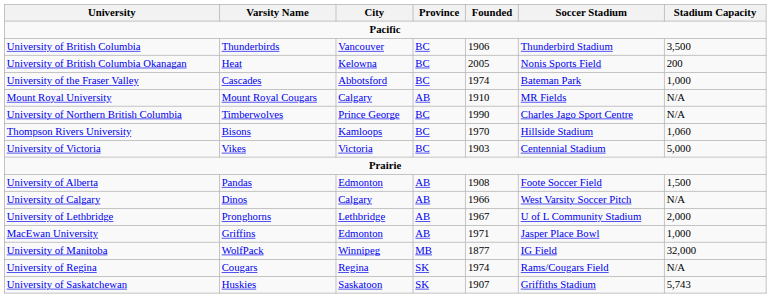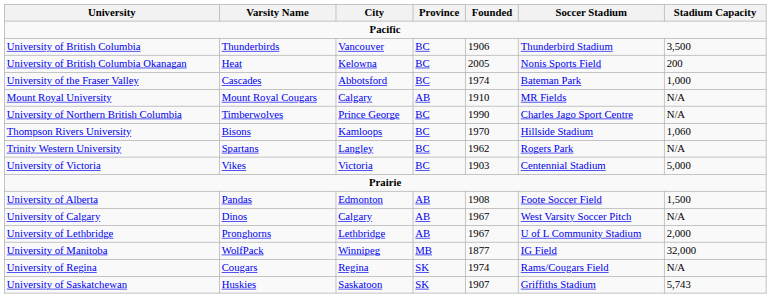+ row: (64, 149)
(479, 200) 1966 -> (479, 217) 1967
- row: (53, 234)
